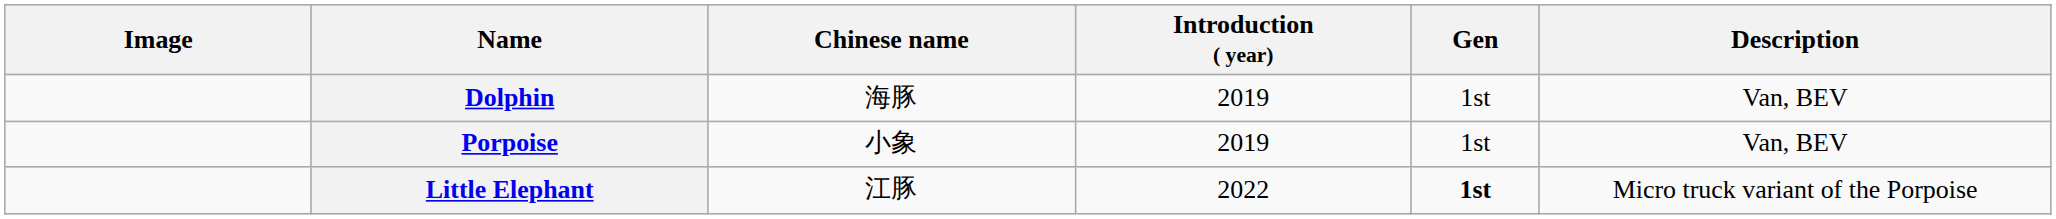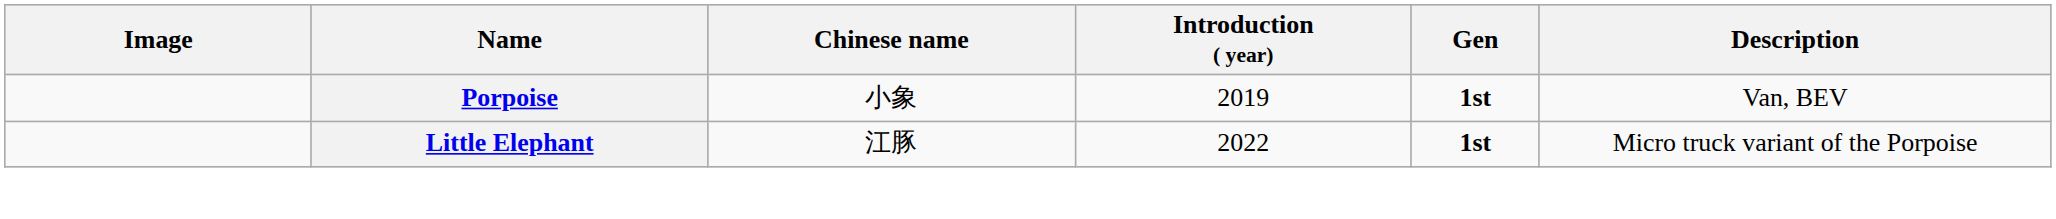- row: (510, 97)
(1475, 143) normal -> (1475, 97) bold
